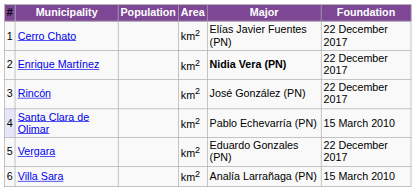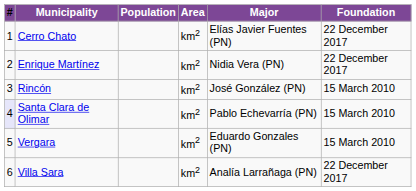(248, 65) bold -> (247, 65) normal
(356, 94) 22 December 2017 -> (359, 89) 15 March 2010
(356, 152) 22 December 2017 -> (359, 143) 15 March 2010
(359, 176) 15 March 2010 -> (356, 172) 22 December 2017
